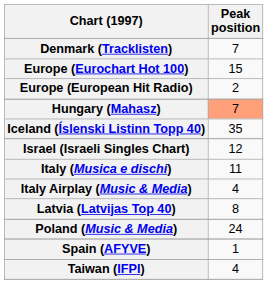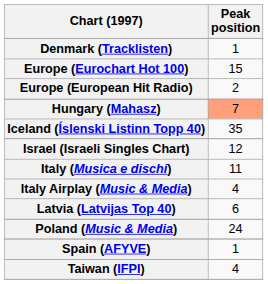(236, 48) 7 -> (236, 48) 1
(236, 209) 8 -> (236, 209) 6
